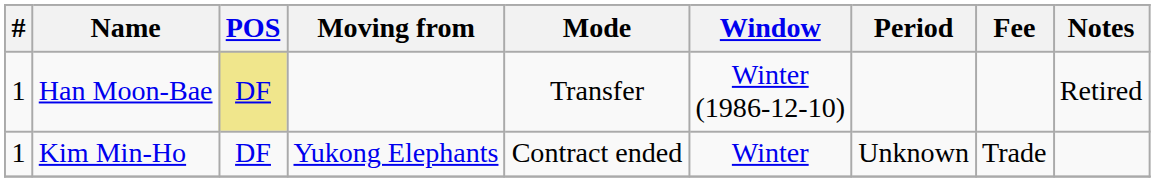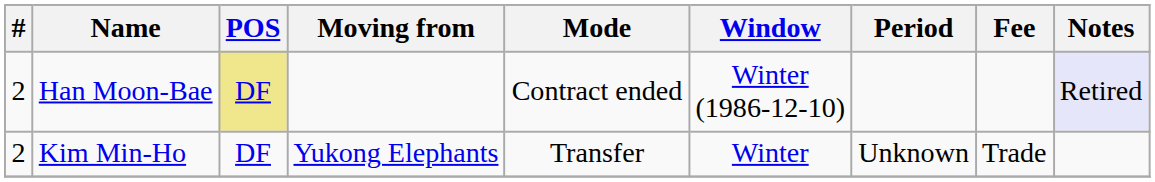(19, 90) 1 -> (19, 90) 2
(597, 90) Transfer -> (597, 90) Contract ended
(1101, 90) no background -> (1101, 90) lavender background
(19, 153) 1 -> (19, 153) 2
(597, 153) Contract ended -> (597, 153) Transfer
